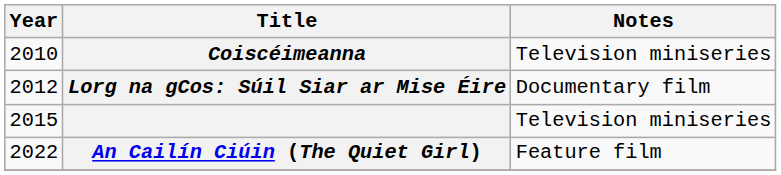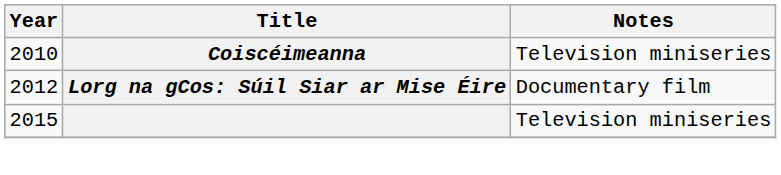- row: (34, 154)
